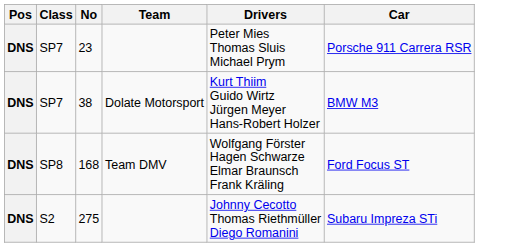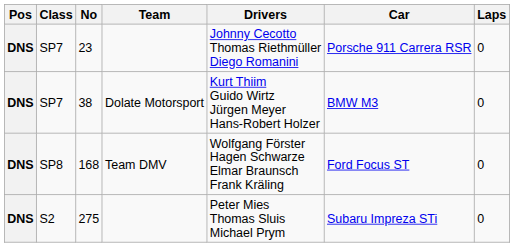+ column: (492, 14)
(248, 48) Peter Mies Thomas Sluis Michael Prym -> (265, 48) Johnny Cecotto Thomas Riethmüller Diego Romanini
(265, 219) Johnny Cecotto Thomas Riethmüller Diego Romanini -> (248, 219) Peter Mies Thomas Sluis Michael Prym
